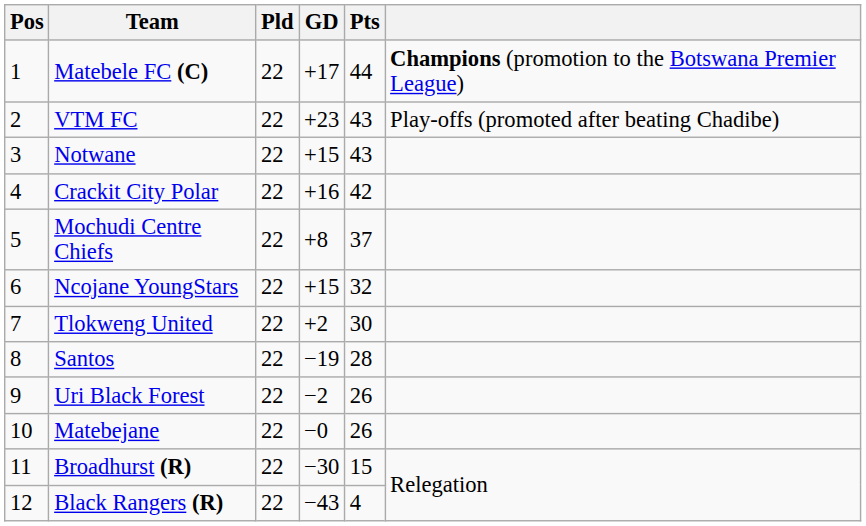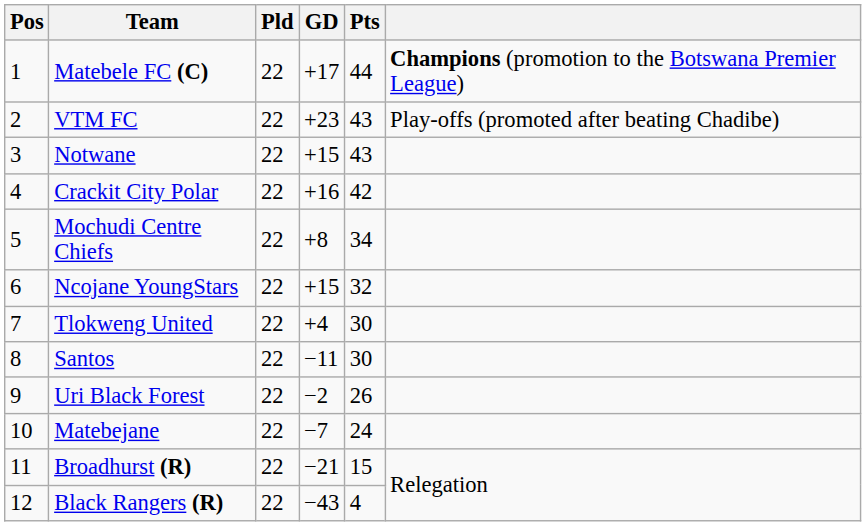(361, 239) 37 -> (361, 239) 34
(316, 323) +2 -> (316, 323) +4
(322, 359) −19 -> (321, 359) −11
(361, 359) 28 -> (361, 359) 30
(316, 430) −0 -> (316, 430) −7
(361, 430) 26 -> (361, 430) 24
(322, 466) −30 -> (322, 466) −21
